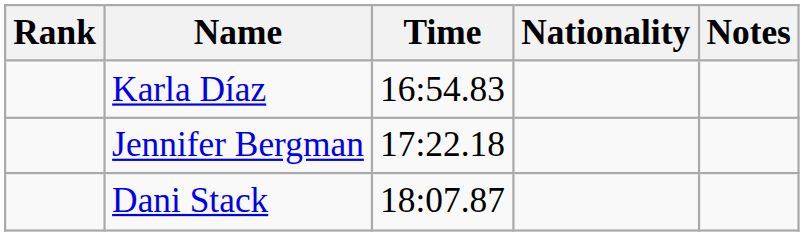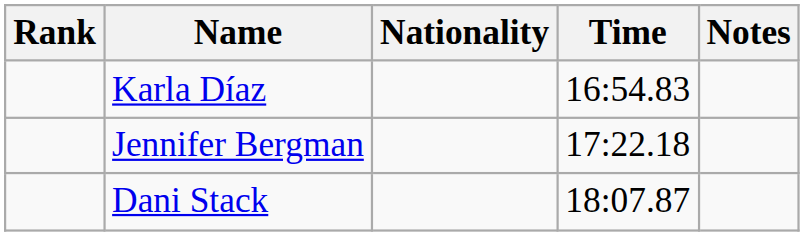columns swapped: (606, 32) <-> (442, 32)
